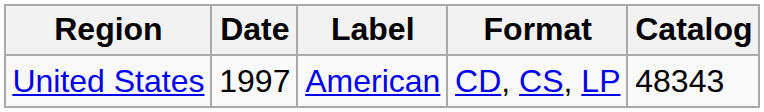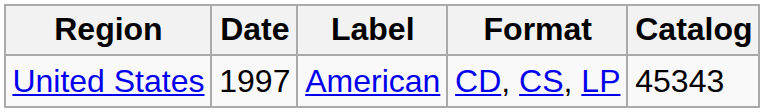(680, 80) 48343 -> (680, 80) 45343
